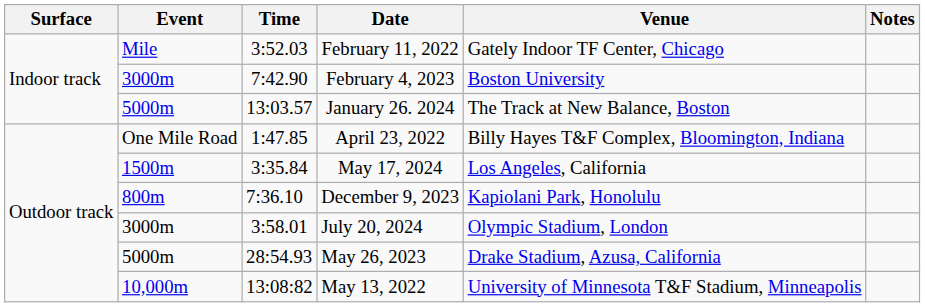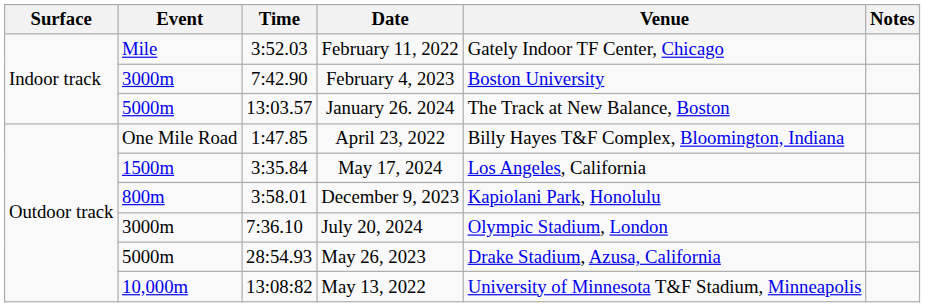(274, 197) 7:36.10 -> (279, 197) 3:58.01
(279, 227) 3:58.01 -> (274, 227) 7:36.10
